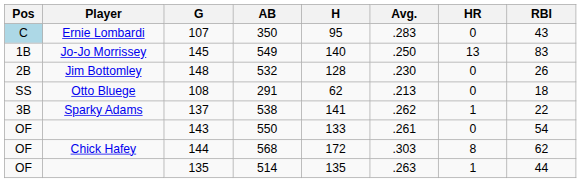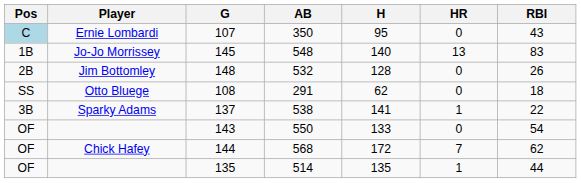- column: (404, 14)
(267, 52) 549 -> (303, 52) 548
(473, 149) 8 -> (459, 149) 7
